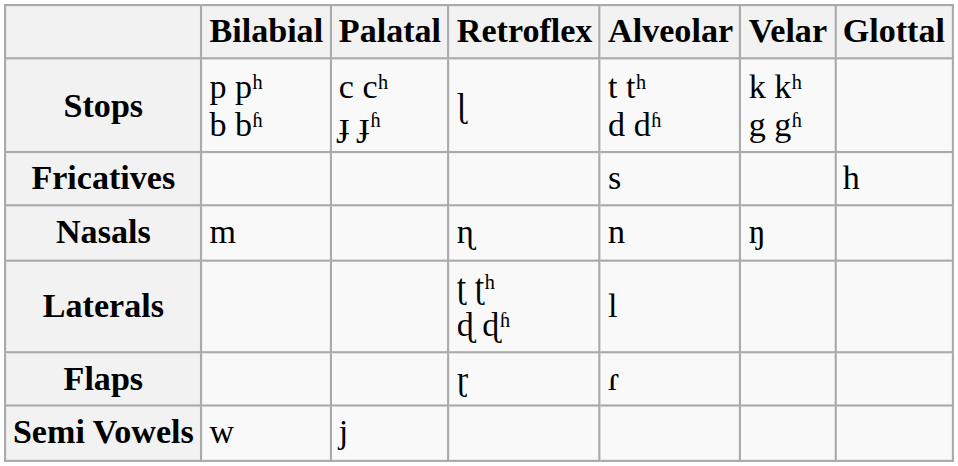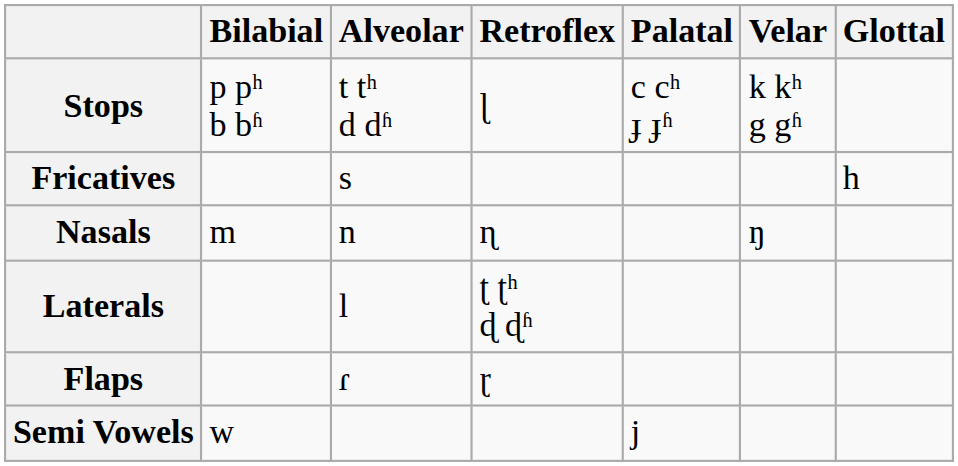columns swapped: (671, 31) <-> (390, 31)
